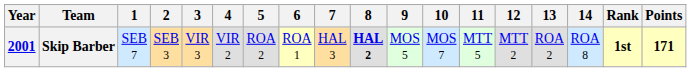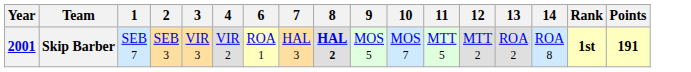- column: (261, 15)
(664, 46) 171 -> (628, 46) 191
